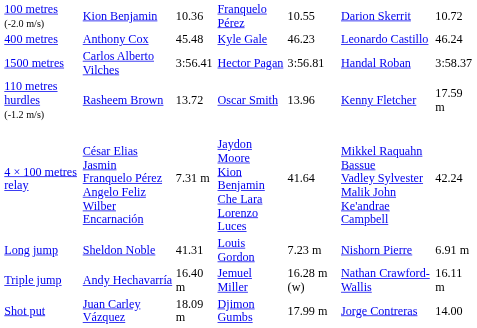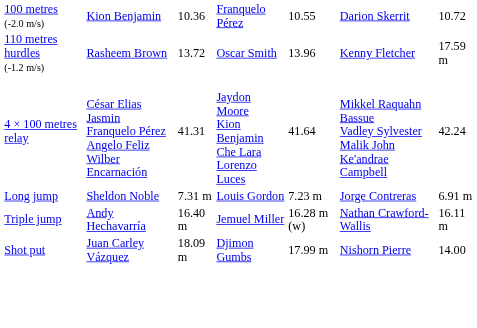- row: (31, 39)
- row: (34, 63)
(193, 178) 7.31 m -> (192, 131) 41.31
(190, 250) 41.31 -> (195, 196) 7.31 m
(377, 250) Nishorn Pierre -> (378, 196) Jorge Contreras
(379, 310) Jorge Contreras -> (375, 250) Nishorn Pierre
